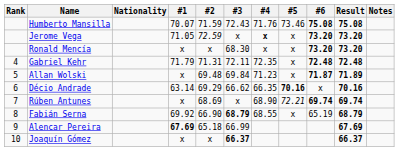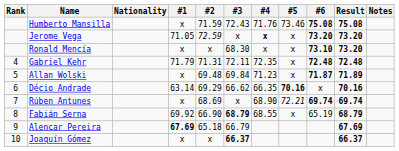(182, 24) 70.07 -> (182, 24) x
(320, 50) 73.20 -> (320, 50) 73.10
(238, 127) 66.99 -> (238, 127) 66.79
